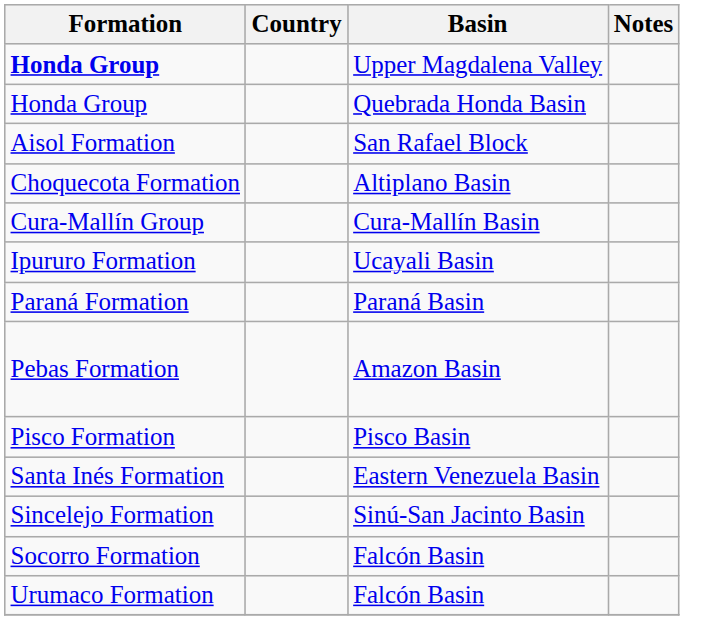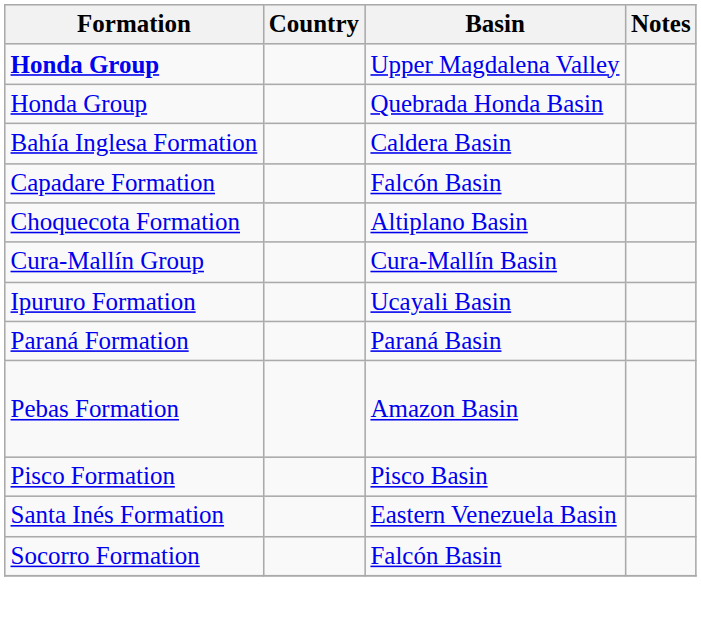- row: (93, 143)
+ row: (134, 143)
+ row: (113, 182)
- row: (112, 515)
- row: (112, 595)
